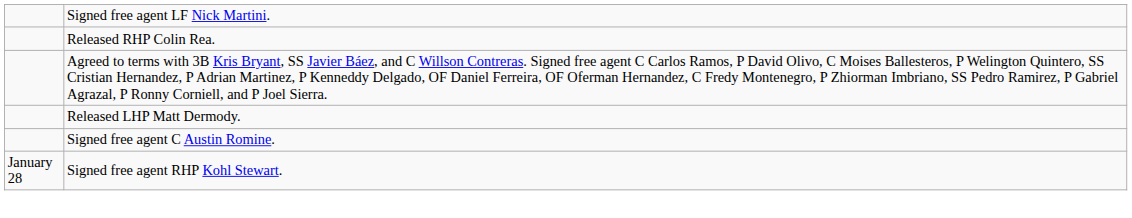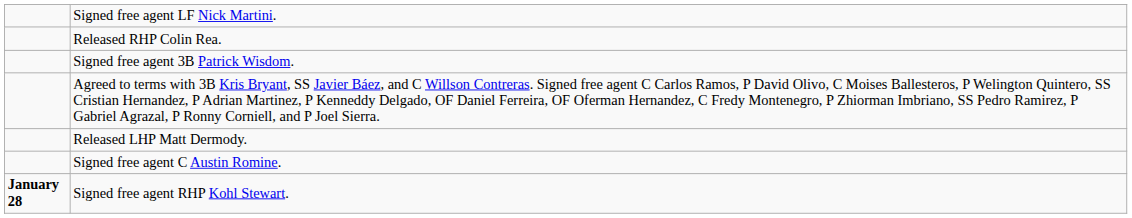+ row: (184, 61)
(30, 170) normal -> (33, 193) bold
